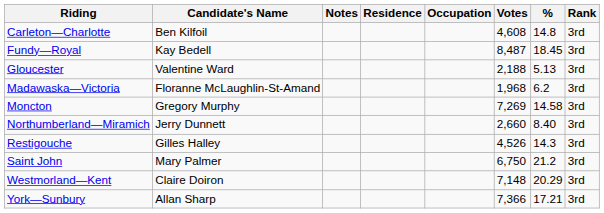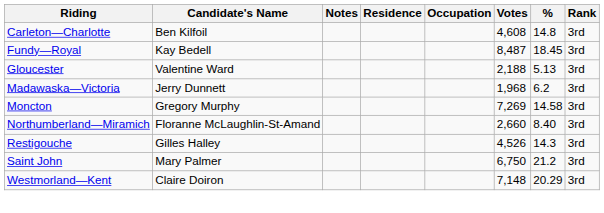(238, 87) Floranne McLaughlin-St-Amand -> (190, 87) Jerry Dunnett
(190, 124) Jerry Dunnett -> (238, 124) Floranne McLaughlin-St-Amand
- row: (46, 198)
